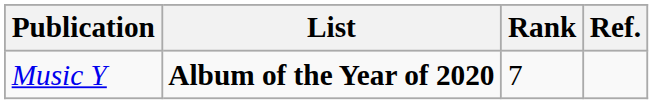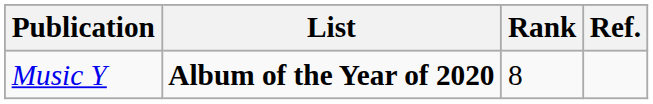(515, 74) 7 -> (515, 74) 8
